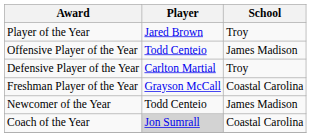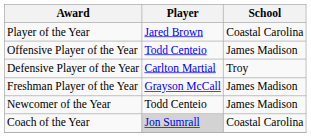(237, 31) Troy -> (265, 31) Coastal Carolina
(265, 86) Coastal Carolina -> (262, 86) James Madison
